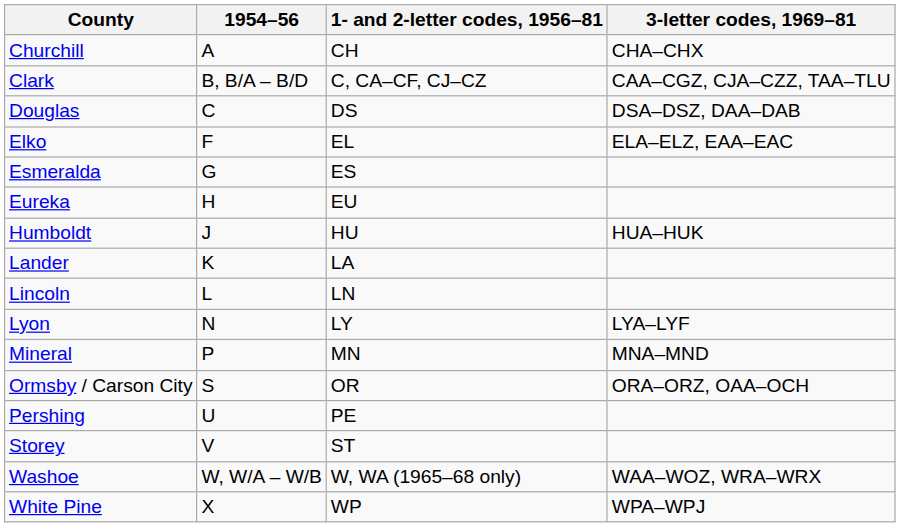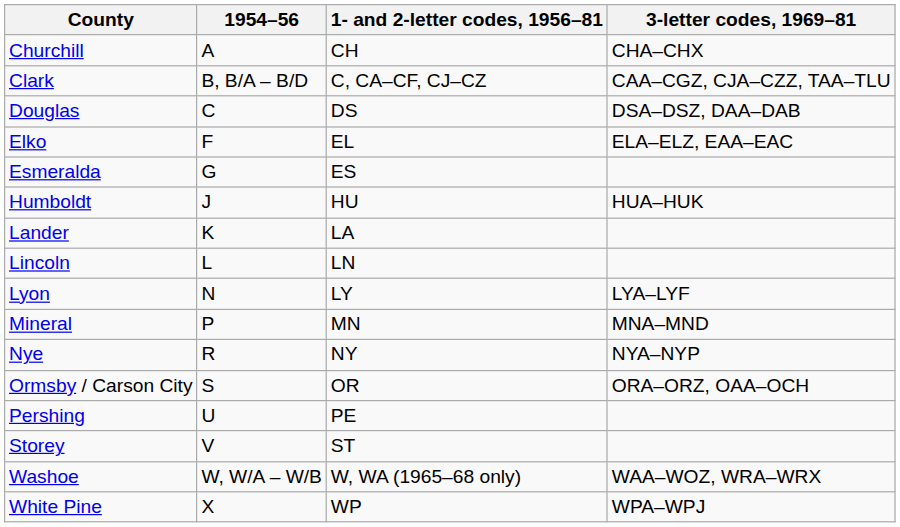- row: (39, 202)
+ row: (26, 354)
